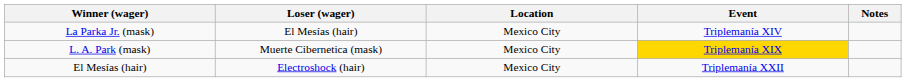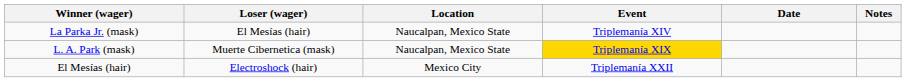+ column: (789, 13)
(532, 31) Mexico City -> (453, 31) Naucalpan, Mexico State
(532, 49) Mexico City -> (453, 49) Naucalpan, Mexico State
